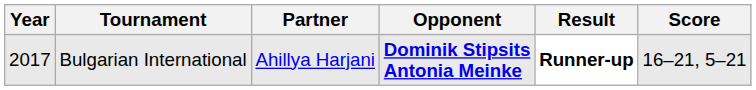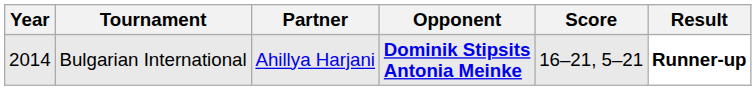columns swapped: (695, 20) <-> (586, 20)
(30, 60) 2017 -> (30, 60) 2014
